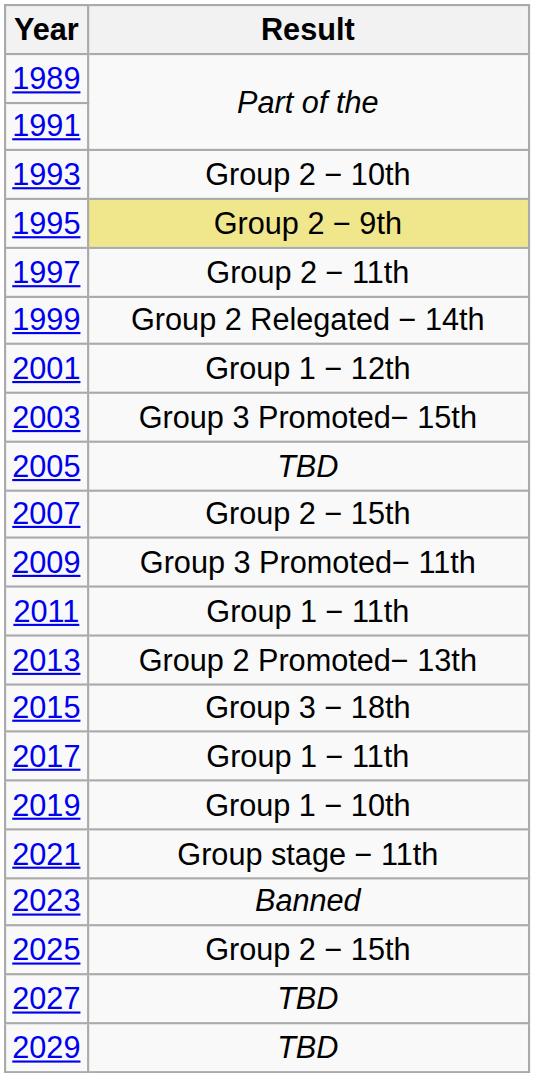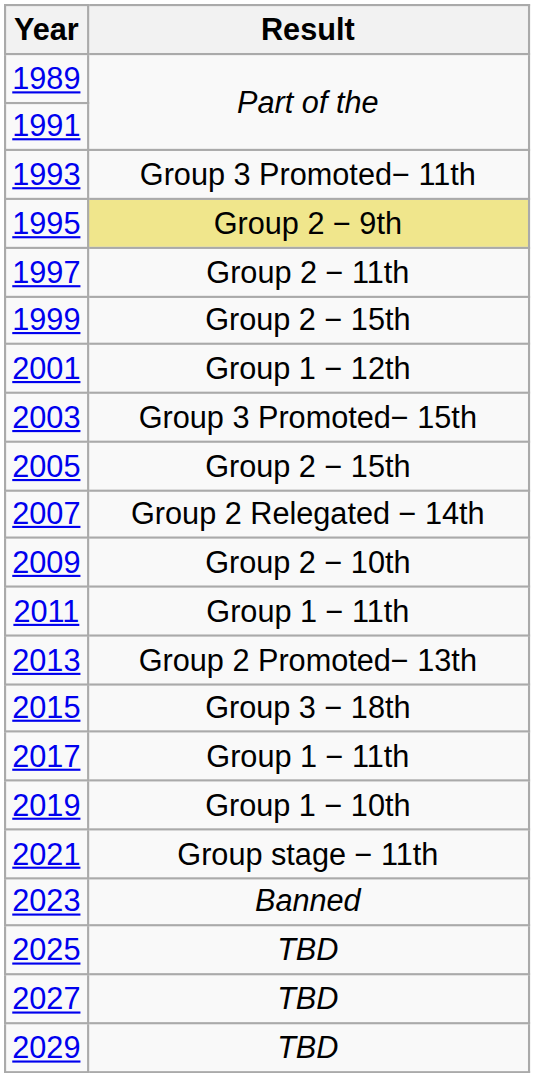(308, 175) Group 2 − 10th -> (308, 175) Group 3 Promoted− 11th
(308, 320) Group 2 Relegated − 14th -> (308, 320) Group 2 − 15th
(308, 466) TBD -> (308, 466) Group 2 − 15th
(308, 514) Group 2 − 15th -> (308, 514) Group 2 Relegated − 14th
(308, 563) Group 3 Promoted− 11th -> (308, 563) Group 2 − 10th
(308, 950) Group 2 − 15th -> (308, 950) TBD
